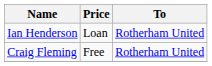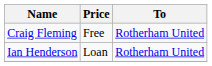rows swapped: (42, 33) <-> (42, 52)
